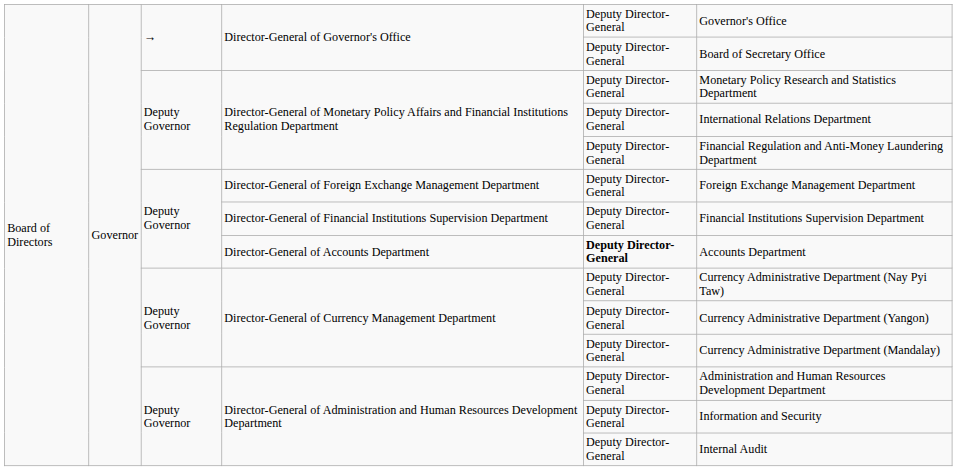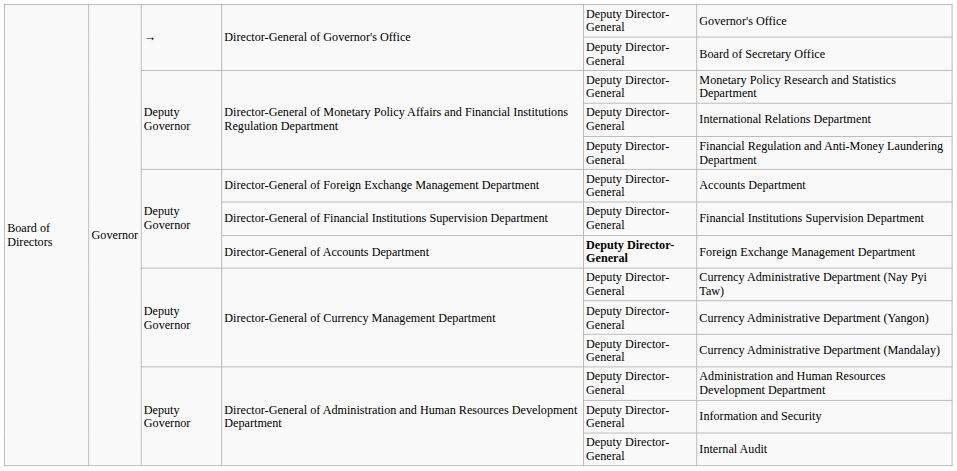(807, 185) Foreign Exchange Management Department -> (753, 185) Accounts Department
(753, 251) Accounts Department -> (807, 251) Foreign Exchange Management Department
